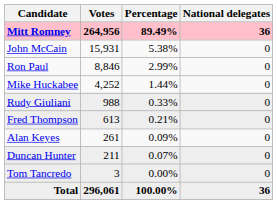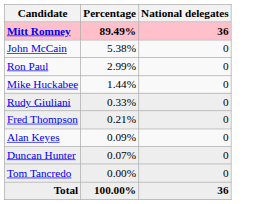- column: (102, 13)
